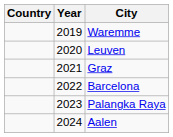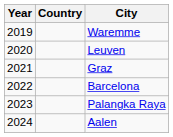columns swapped: (69, 13) <-> (29, 13)
